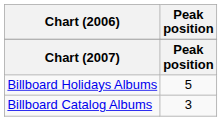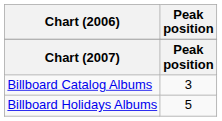rows swapped: (80, 105) <-> (82, 85)
